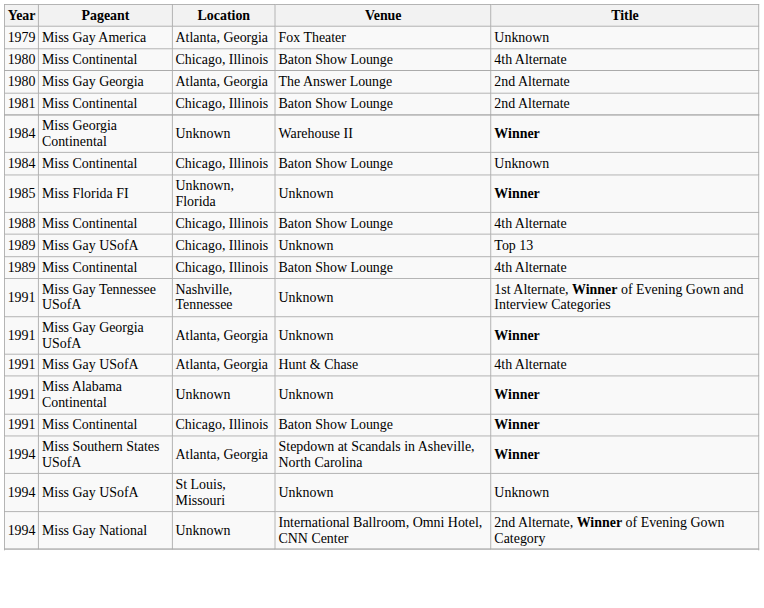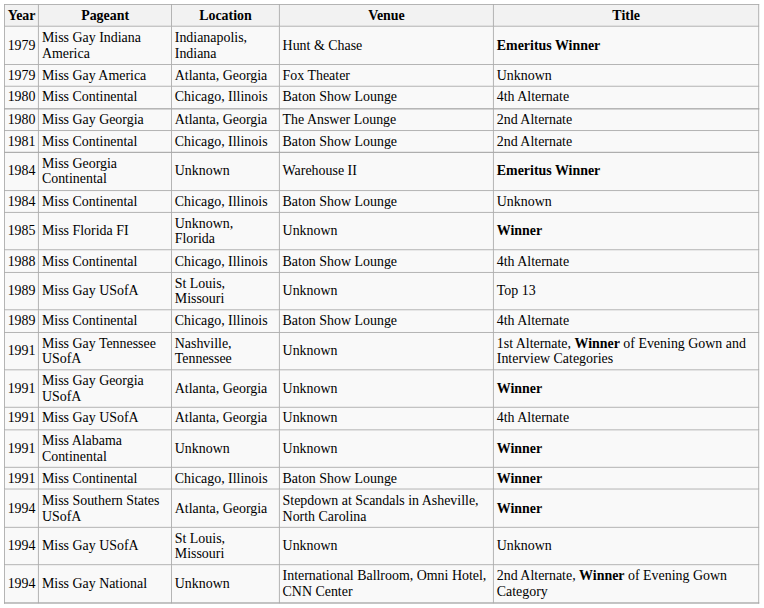+ row: (22, 45)
(517, 133) Winner -> (549, 171) Emeritus Winner
(222, 245) Chicago, Illinois -> (200, 291) St Louis, Missouri
(318, 365) Hunt & Chase -> (310, 418) Unknown
